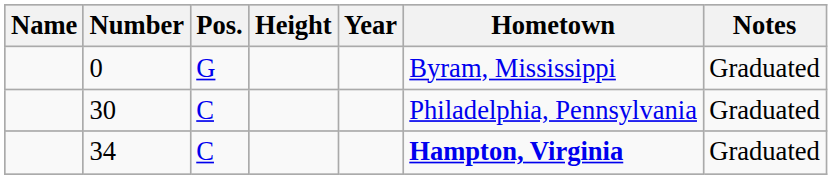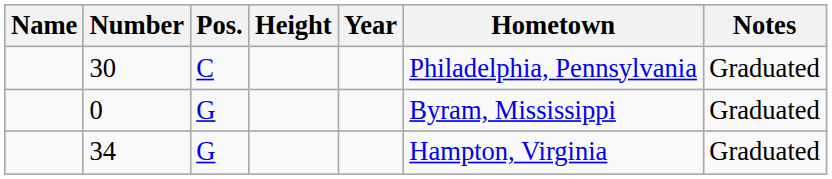rows swapped: (96, 67) <-> (103, 109)
(205, 151) C -> (206, 151) G
(516, 151) bold -> (508, 151) normal
